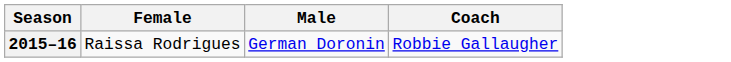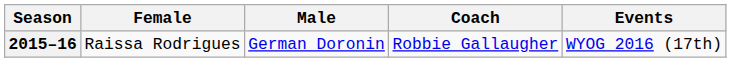+ column: (644, 18)
